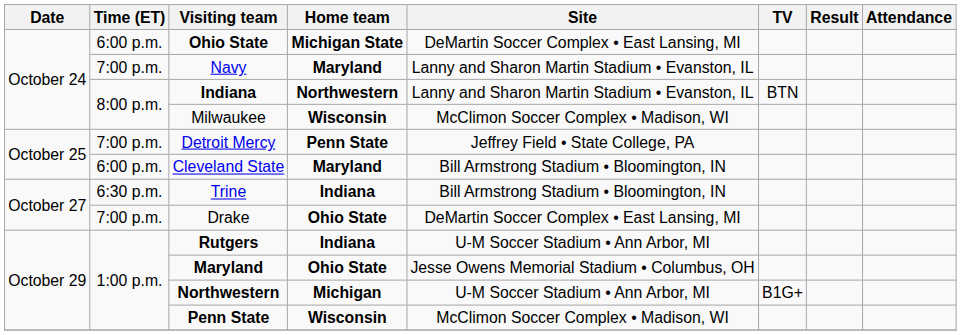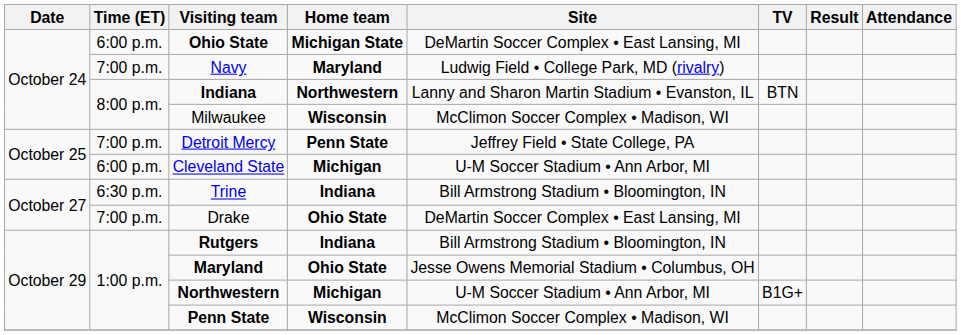(583, 67) Lanny and Sharon Martin Stadium • Evanston, IL -> (583, 67) Ludwig Field • College Park, MD (rivalry)
(347, 167) Maryland -> (347, 167) Michigan
(583, 167) Bill Armstrong Stadium • Bloomington, IN -> (583, 167) U-M Soccer Stadium • Ann Arbor, MI
(583, 242) U-M Soccer Stadium • Ann Arbor, MI -> (583, 242) Bill Armstrong Stadium • Bloomington, IN
